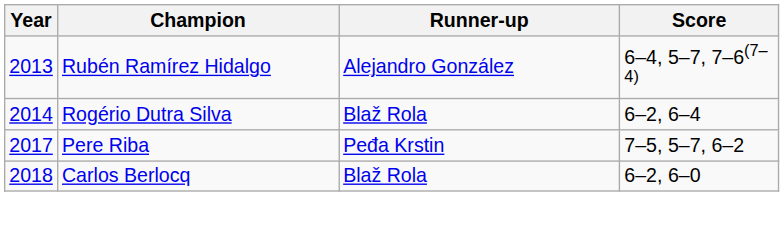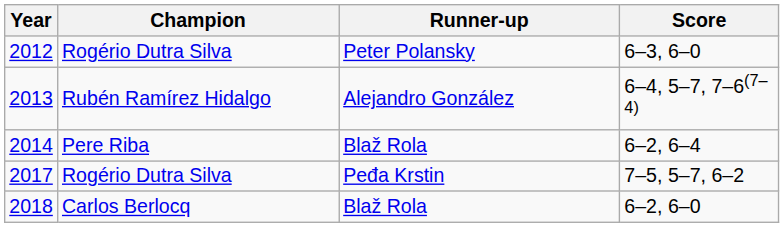+ row: (31, 51)
(147, 115) Rogério Dutra Silva -> (106, 145) Pere Riba
(106, 145) Pere Riba -> (147, 176) Rogério Dutra Silva
